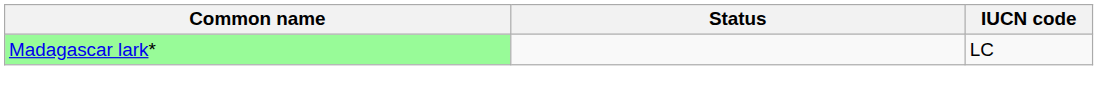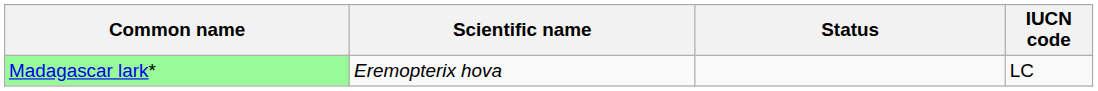+ column: (522, 30)
